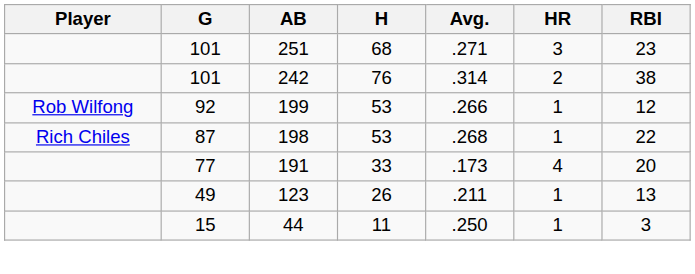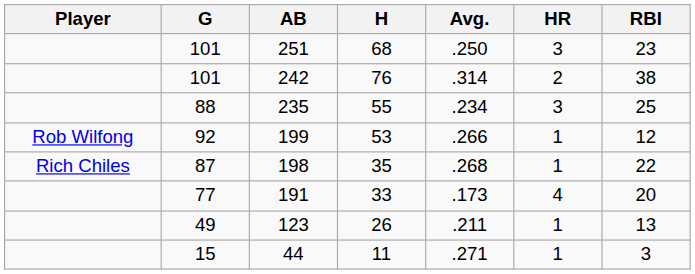(470, 48) .271 -> (470, 48) .250
+ row: (293, 107)
(381, 136) 53 -> (381, 166) 35
(470, 225) .250 -> (470, 254) .271
